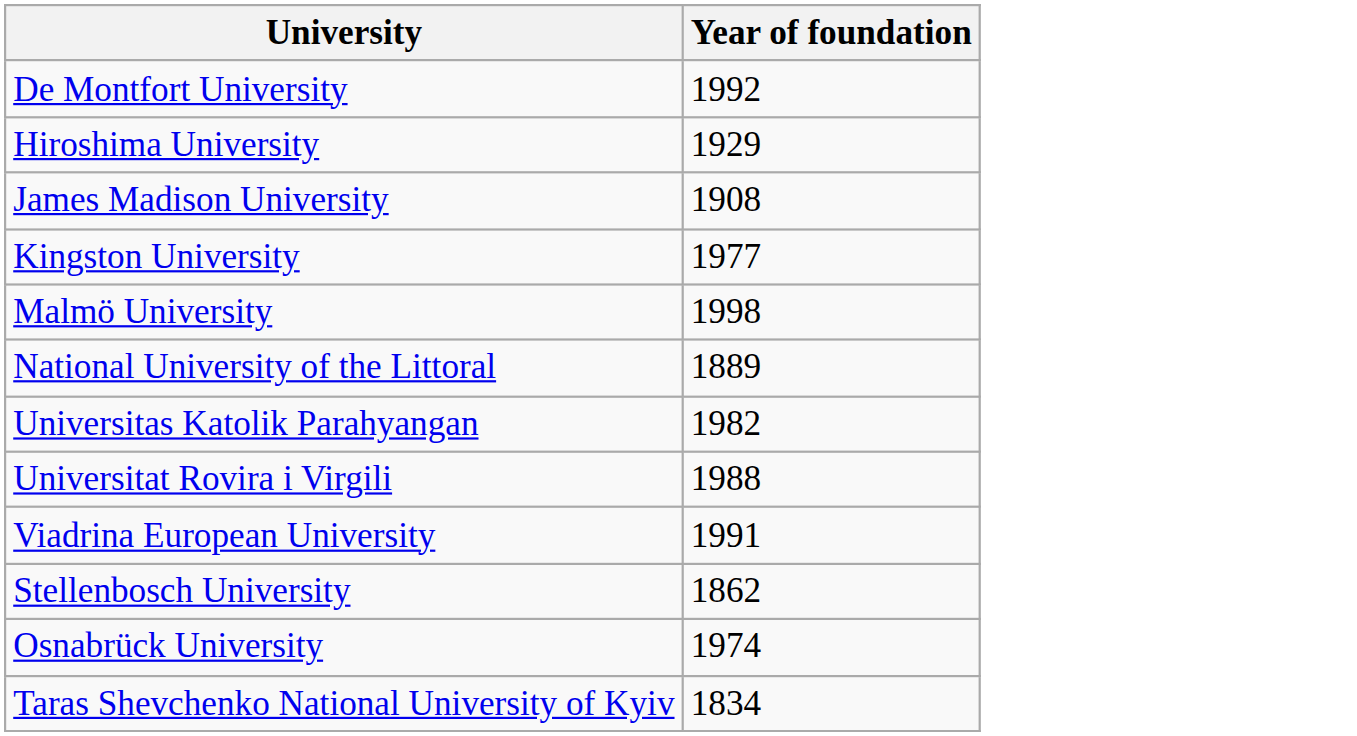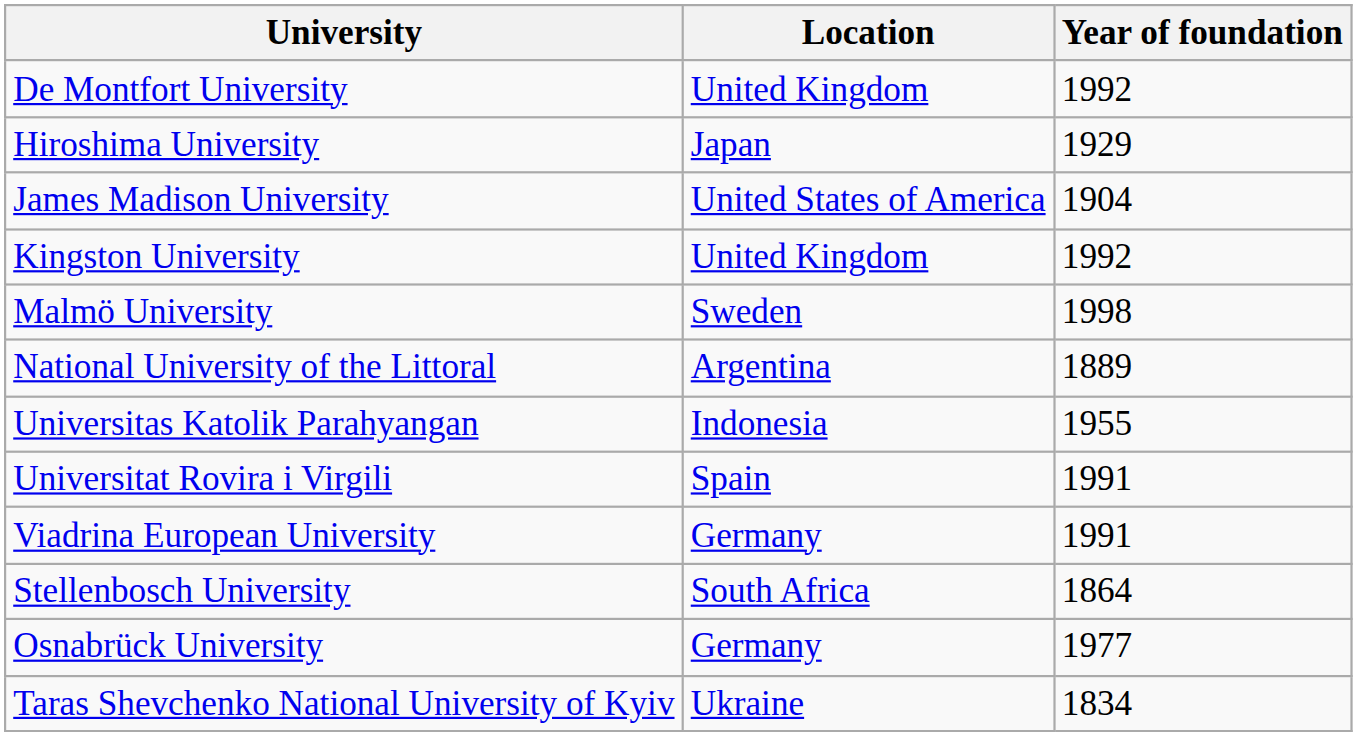+ column: (868, 32)
(726, 199) 1908 -> (1097, 199) 1904
(726, 255) 1977 -> (1097, 255) 1992
(726, 423) 1982 -> (1097, 423) 1955
(726, 479) 1988 -> (1097, 479) 1991
(726, 590) 1862 -> (1097, 590) 1864
(726, 646) 1974 -> (1097, 646) 1977
